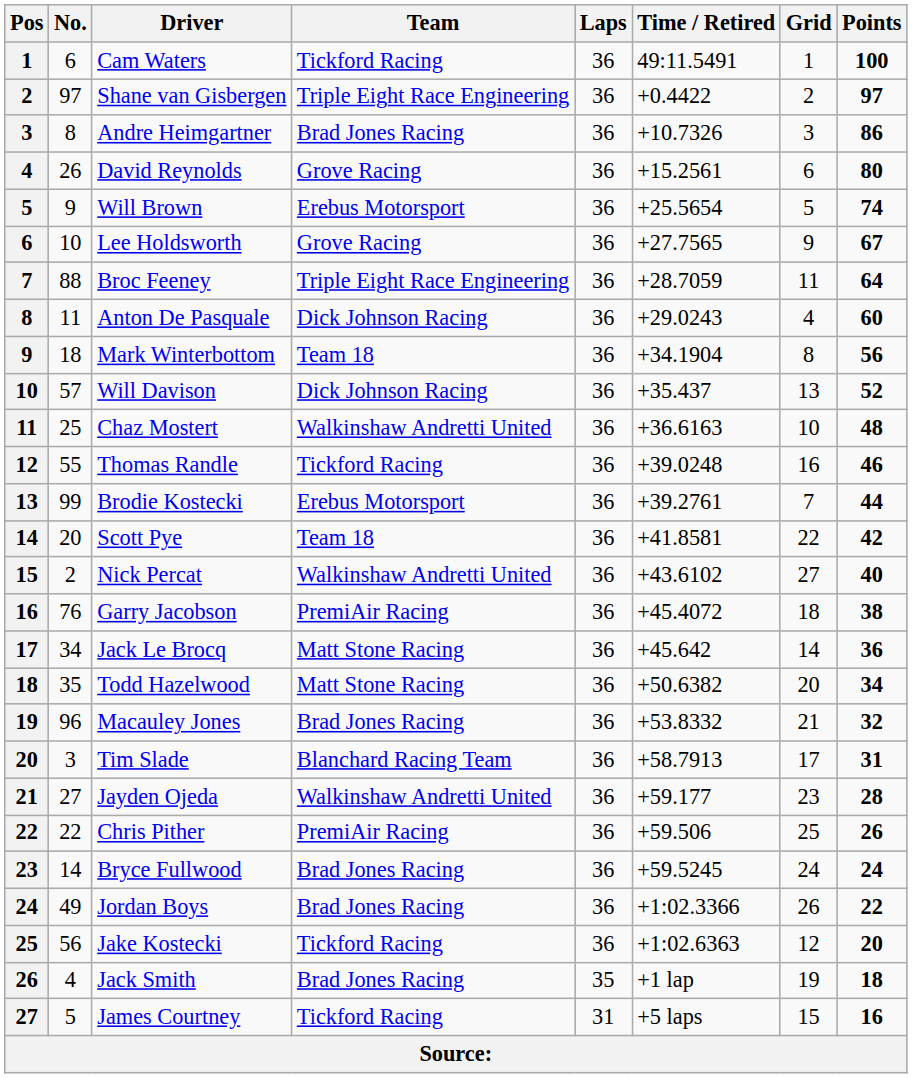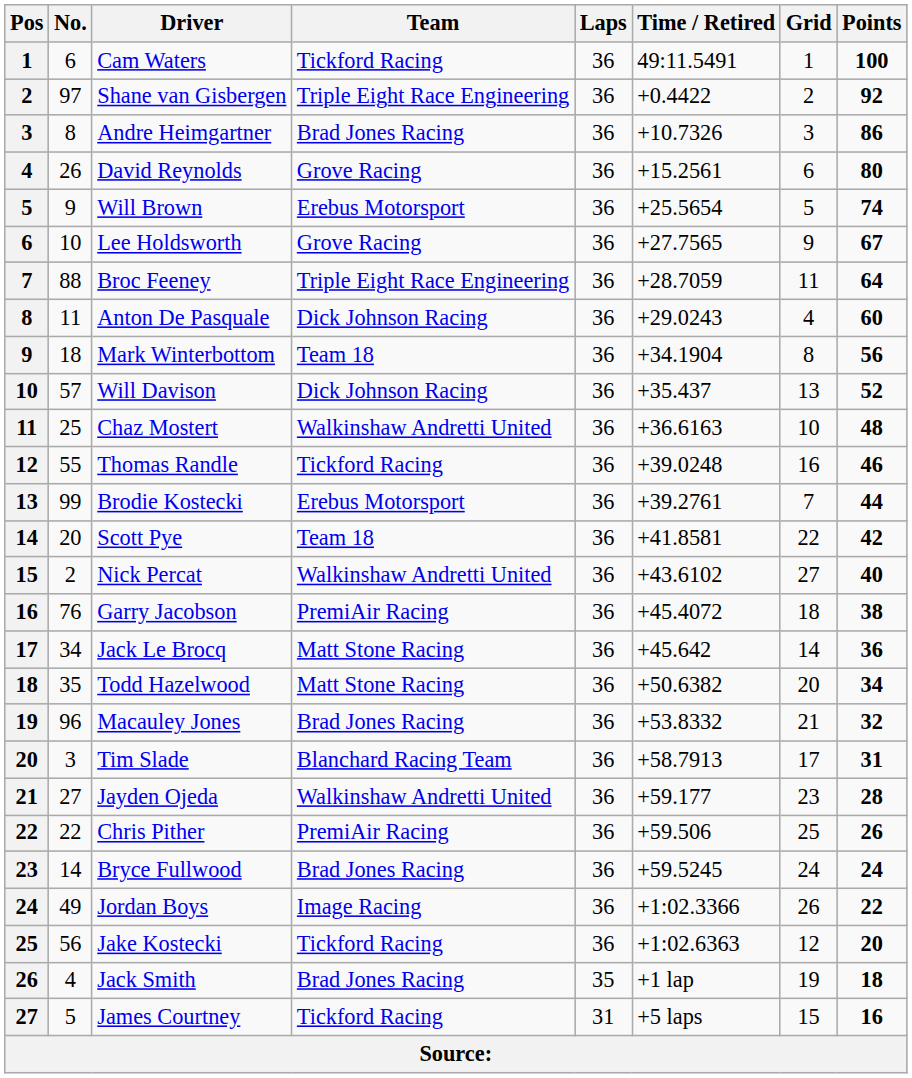(872, 96) 97 -> (872, 96) 92
(380, 906) Brad Jones Racing -> (359, 906) Image Racing
